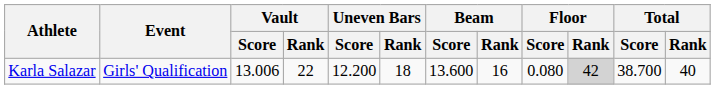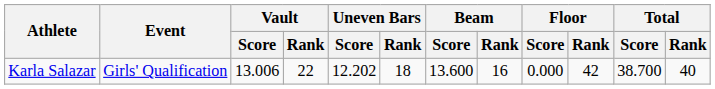(354, 71) 12.200 -> (354, 71) 12.202
(545, 71) 0.080 -> (545, 71) 0.000
(591, 71) lightgrey background -> (591, 71) no background
